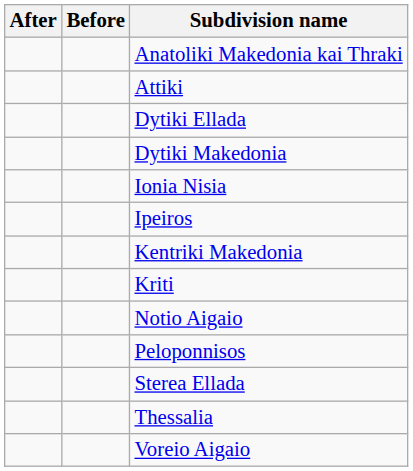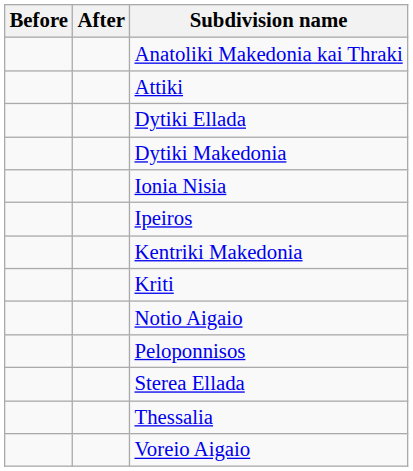columns swapped: (96, 20) <-> (33, 20)
